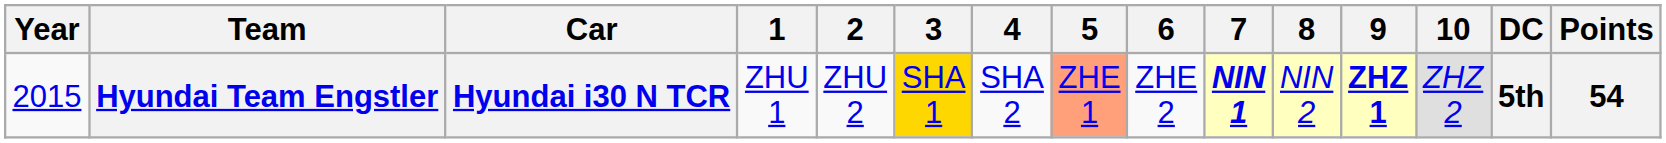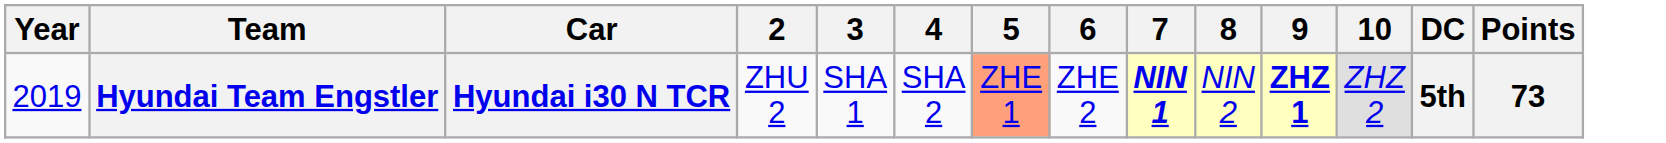- column: (777, 29)
(47, 95) 2015 -> (47, 95) 2019
(934, 95) gold background -> (855, 95) no background
(1606, 95) 54 -> (1528, 95) 73
